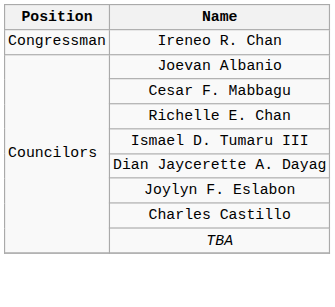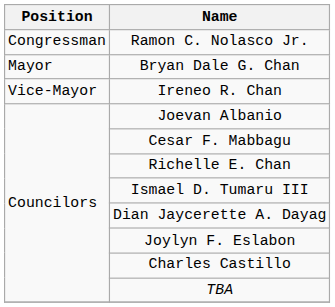+ row: (220, 41)
+ row: (220, 66)
(57, 41) Congressman -> (53, 91) Vice-Mayor
